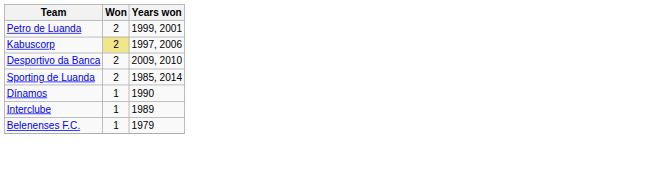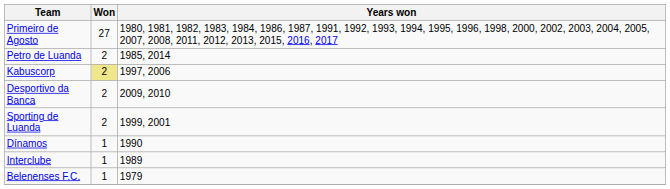+ row: (33, 35)
(157, 29) 1999, 2001 -> (145, 56) 1985, 2014
(157, 77) 1985, 2014 -> (145, 122) 1999, 2001
